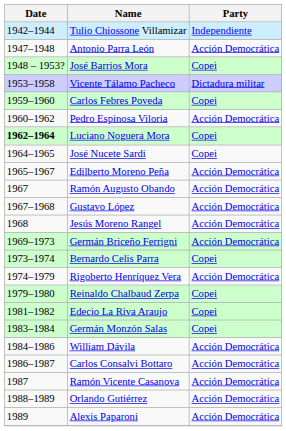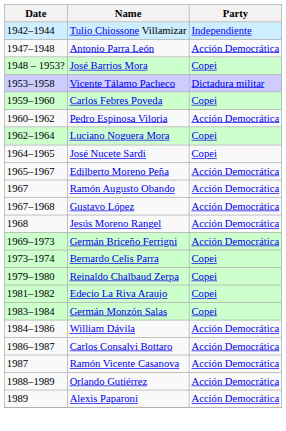(31, 136) bold -> (31, 136) normal
- row: (125, 276)
